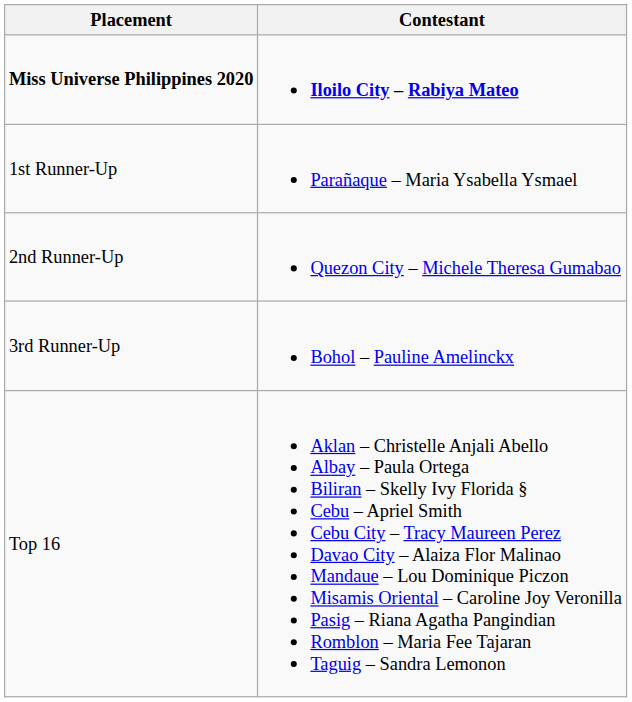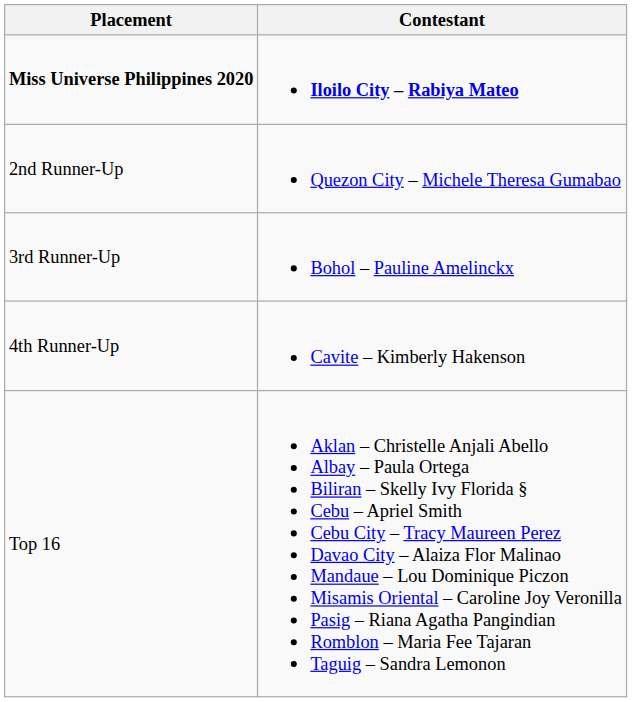- row: (63, 168)
+ row: (64, 346)
